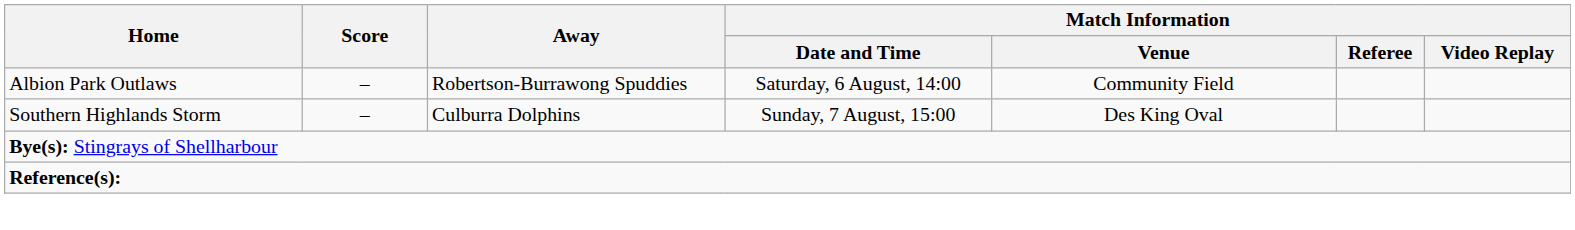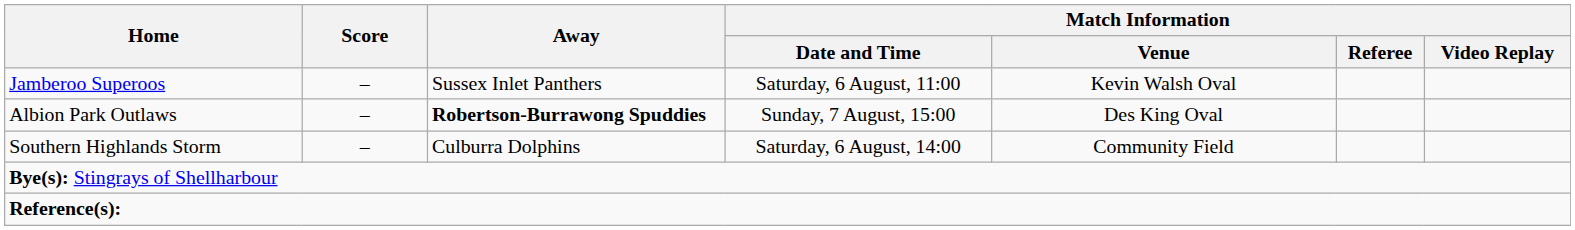+ row: (87, 83)
(560, 83) normal -> (569, 114) bold
(858, 83) Saturday, 6 August, 14:00 -> (858, 114) Sunday, 7 August, 15:00
(1164, 83) Community Field -> (1164, 114) Des King Oval
(858, 114) Sunday, 7 August, 15:00 -> (858, 146) Saturday, 6 August, 14:00
(1164, 114) Des King Oval -> (1164, 146) Community Field
